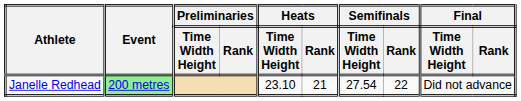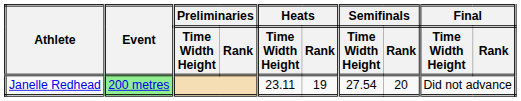(280, 85) 23.10 -> (280, 85) 23.11
(320, 85) 21 -> (320, 85) 19
(401, 85) 22 -> (401, 85) 20
